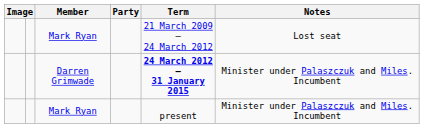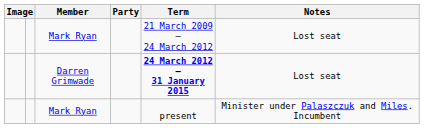(317, 76) Minister under Palaszczuk and Miles. Incumbent -> (317, 76) Lost seat
